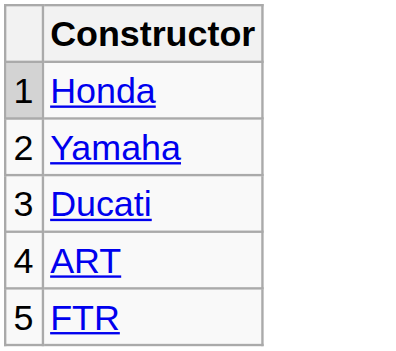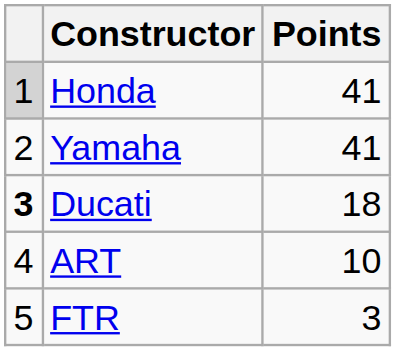+ column: (327, 34)
(23, 204) normal -> (23, 204) bold
